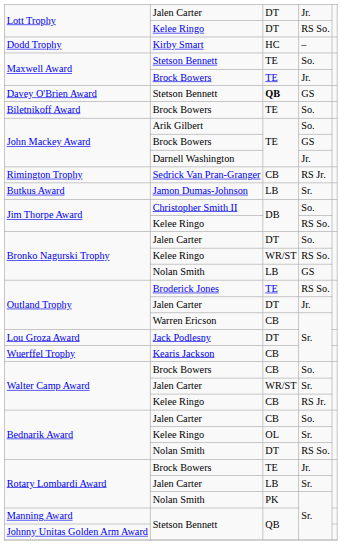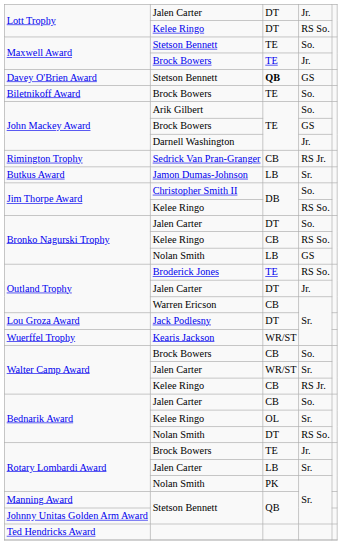- row: (34, 45)
(281, 256) WR/ST -> (272, 239) CB
(272, 353) CB -> (281, 337) WR/ST
+ row: (51, 532)
